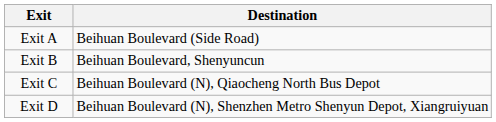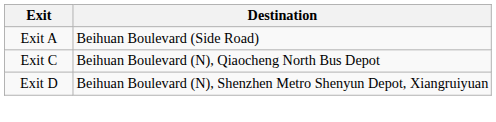- row: (39, 60)
